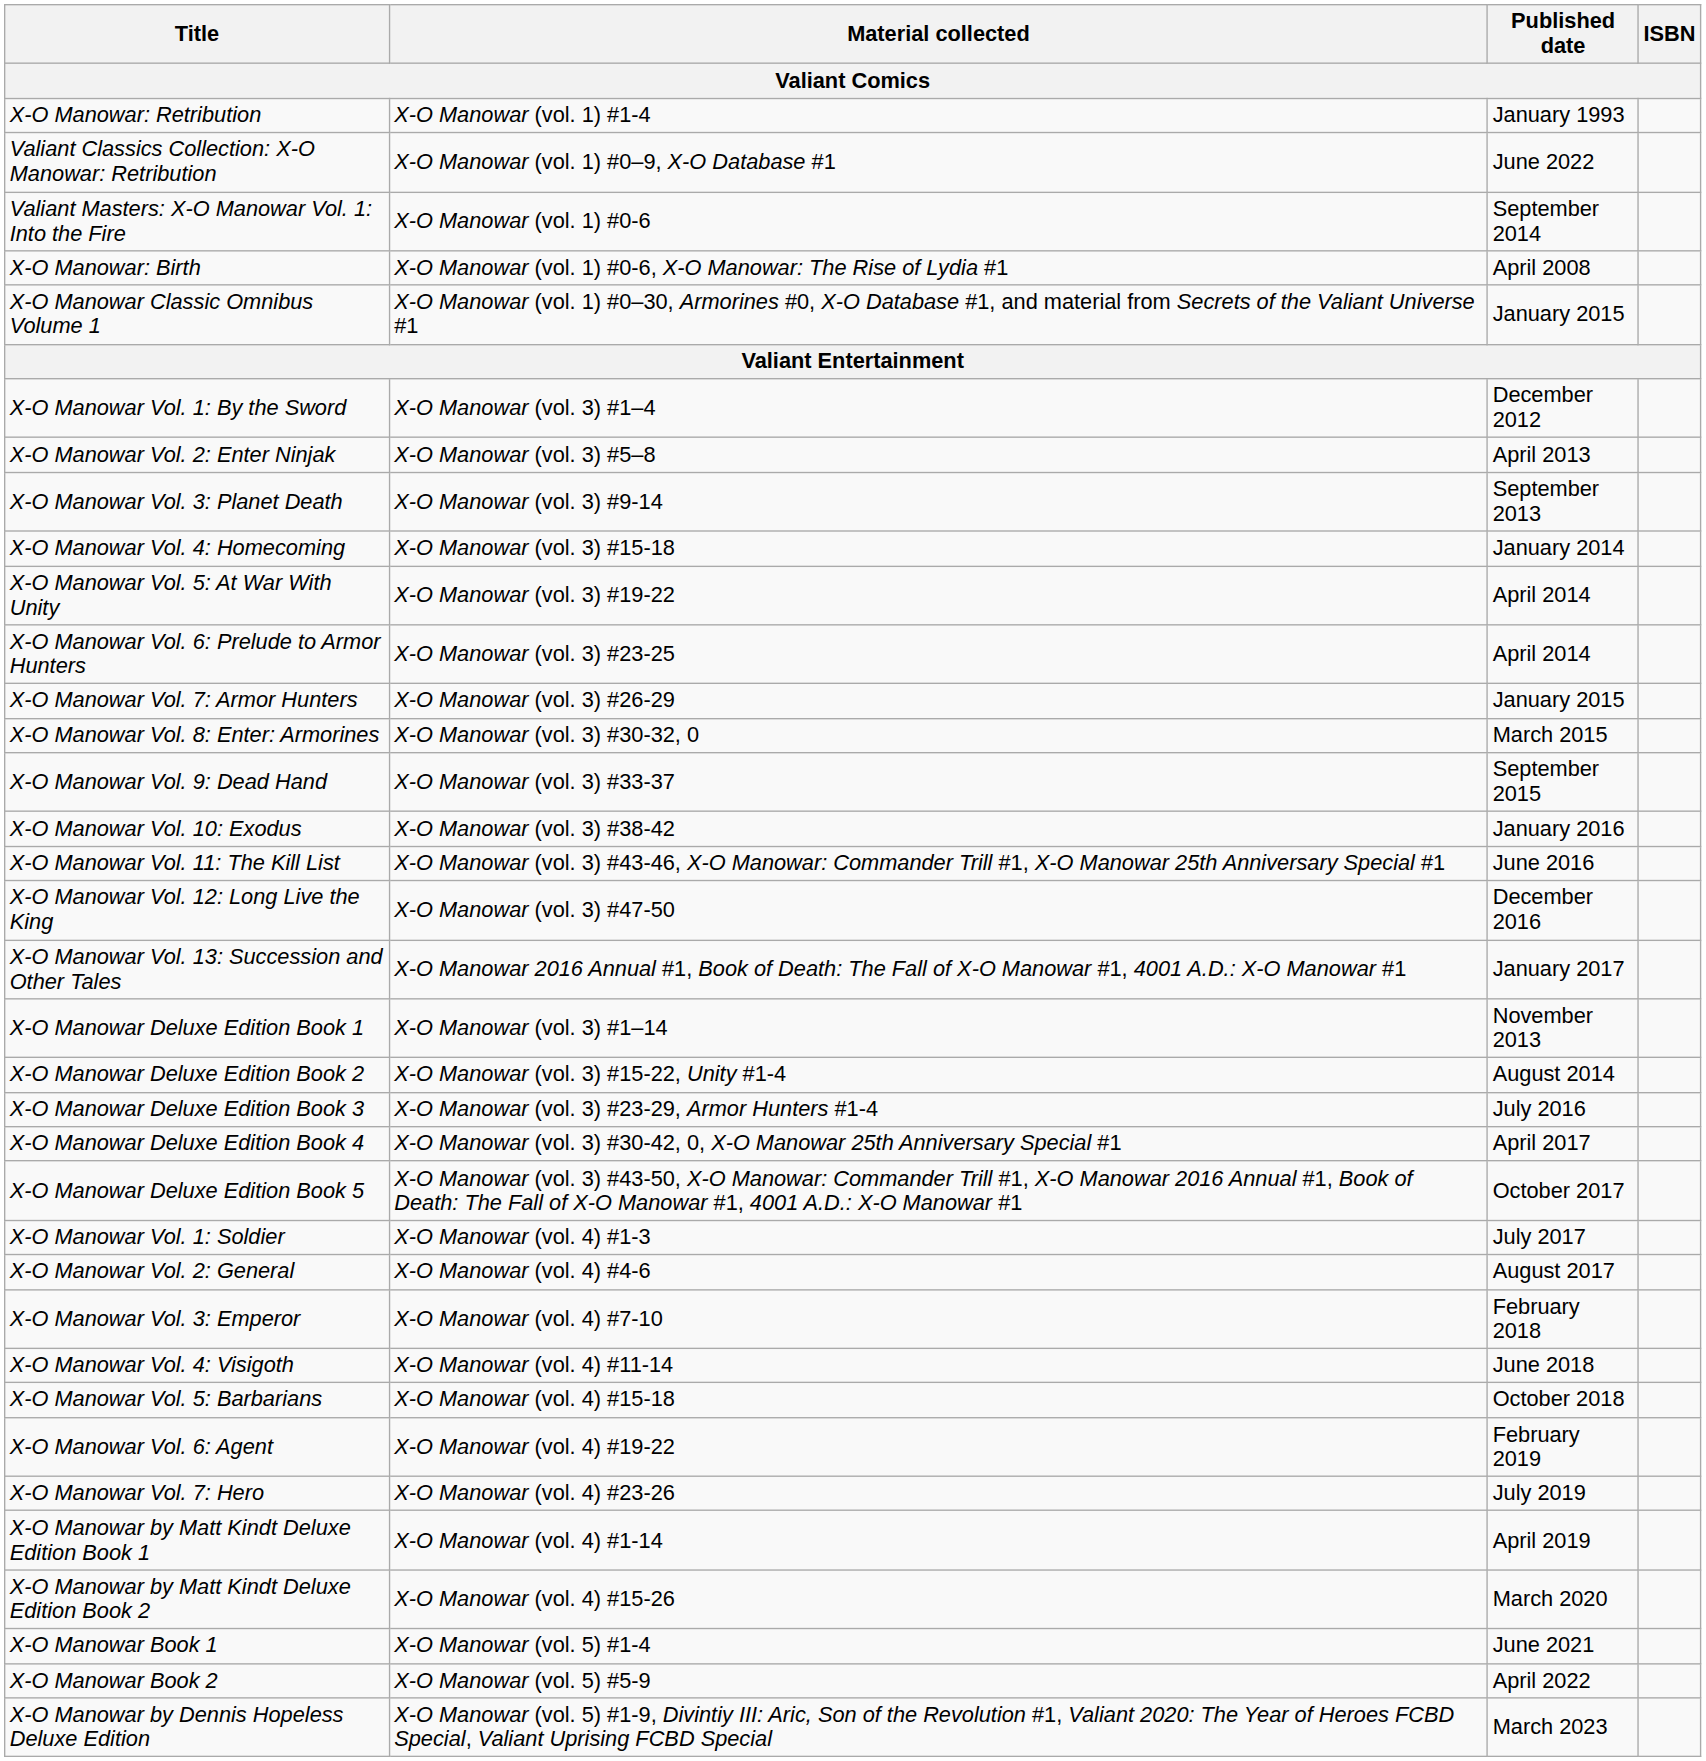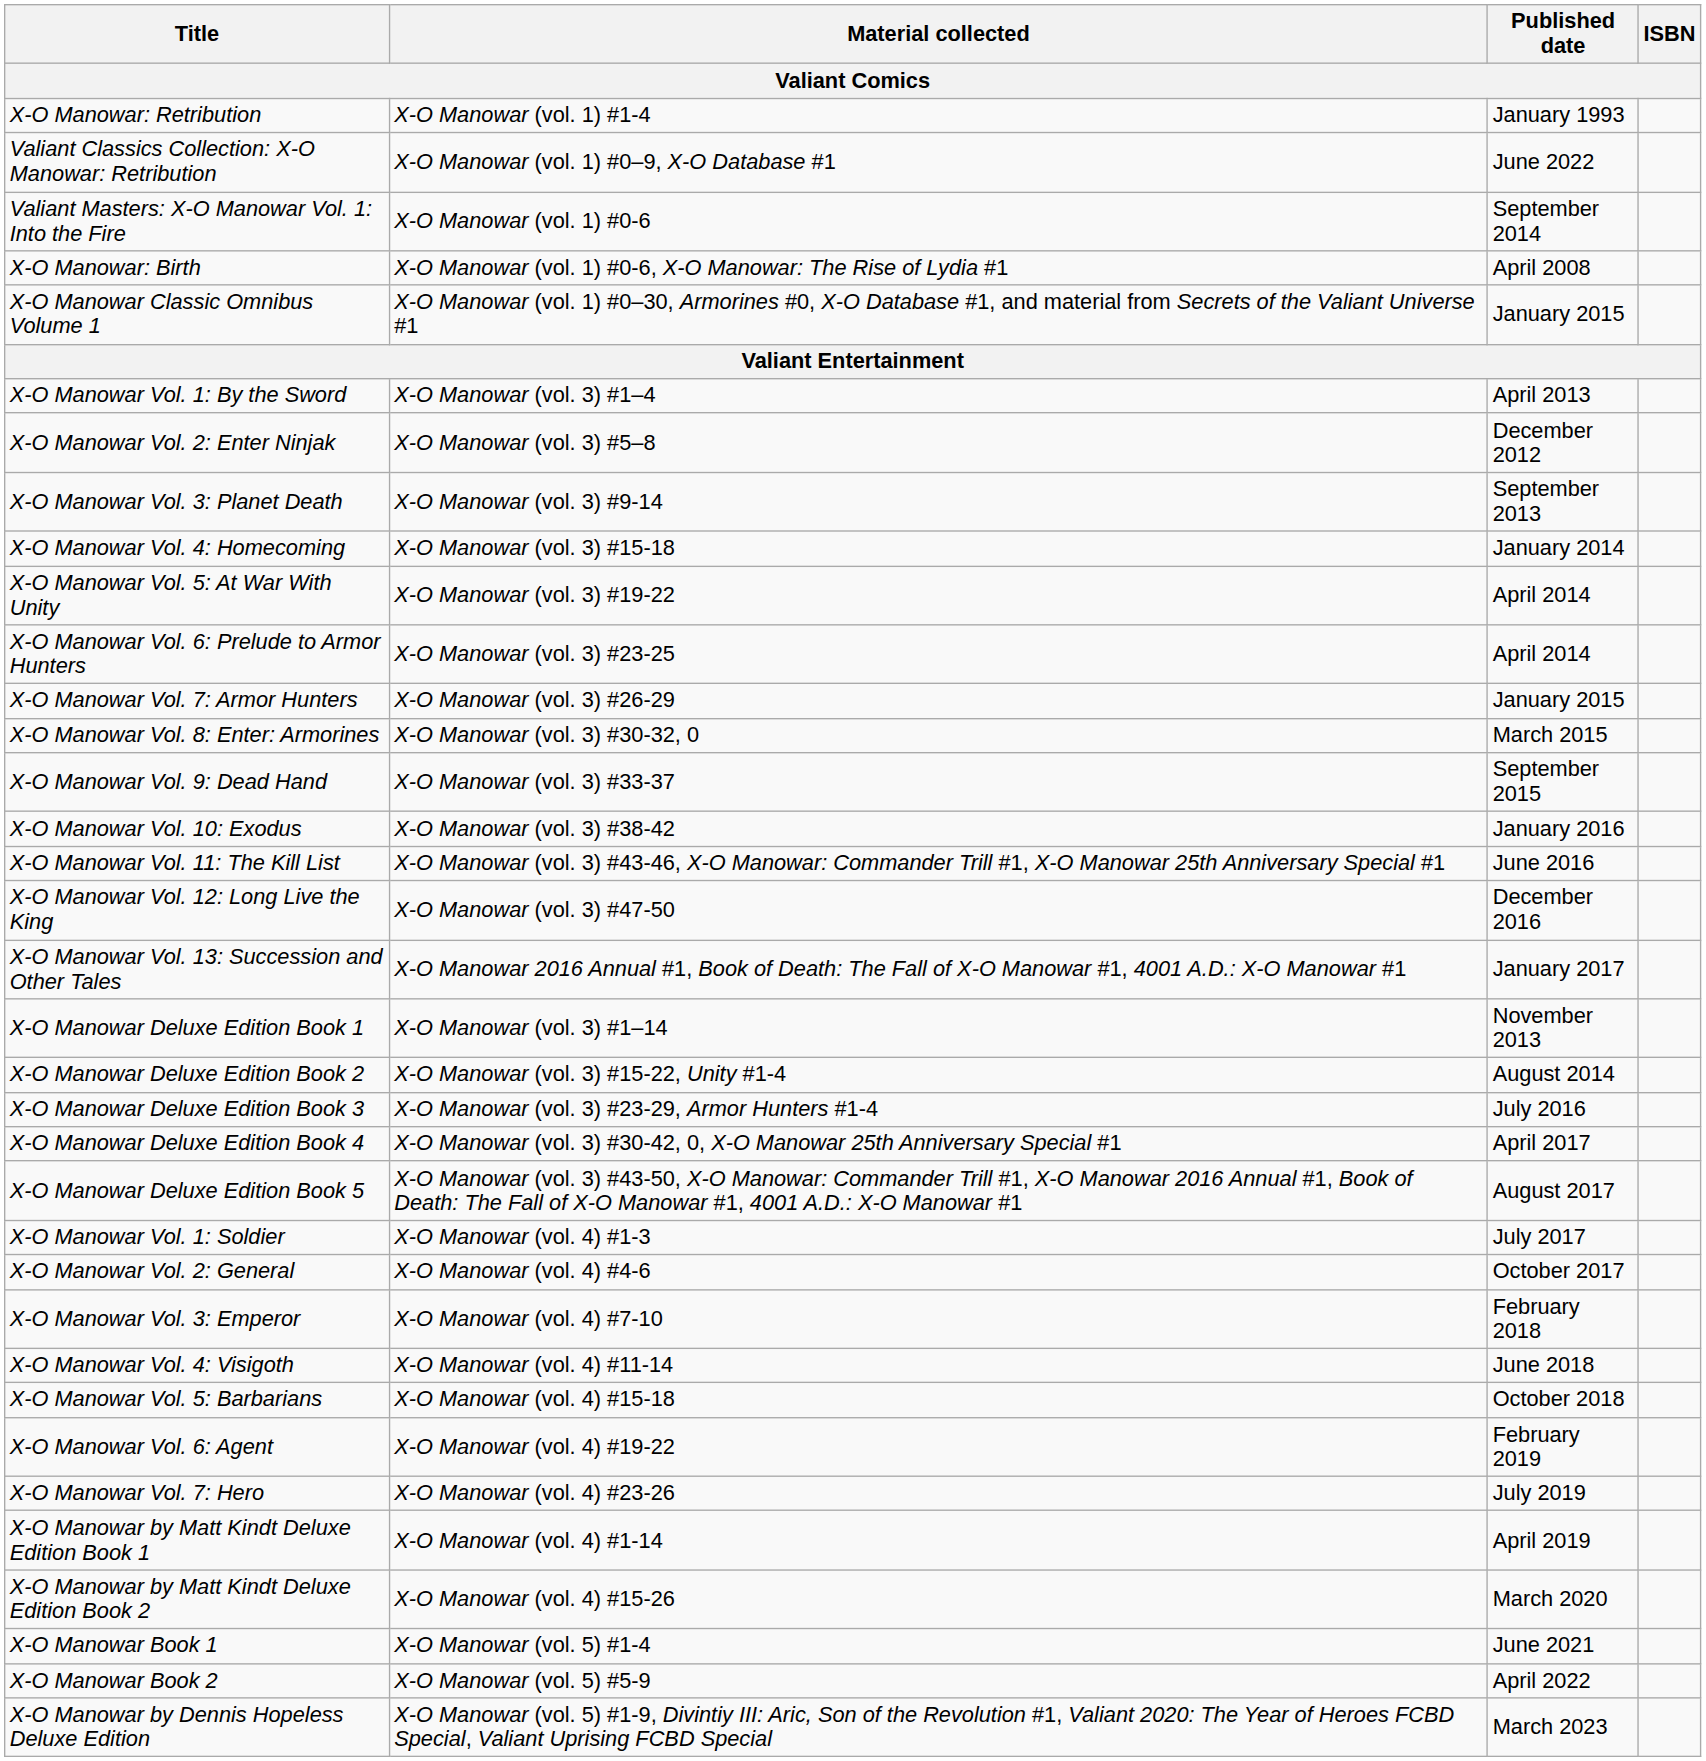(1543, 407) December 2012 -> (1542, 395) April 2013
(1542, 454) April 2013 -> (1543, 442) December 2012
(1559, 1190) October 2017 -> (1554, 1190) August 2017
(1554, 1271) August 2017 -> (1559, 1271) October 2017
